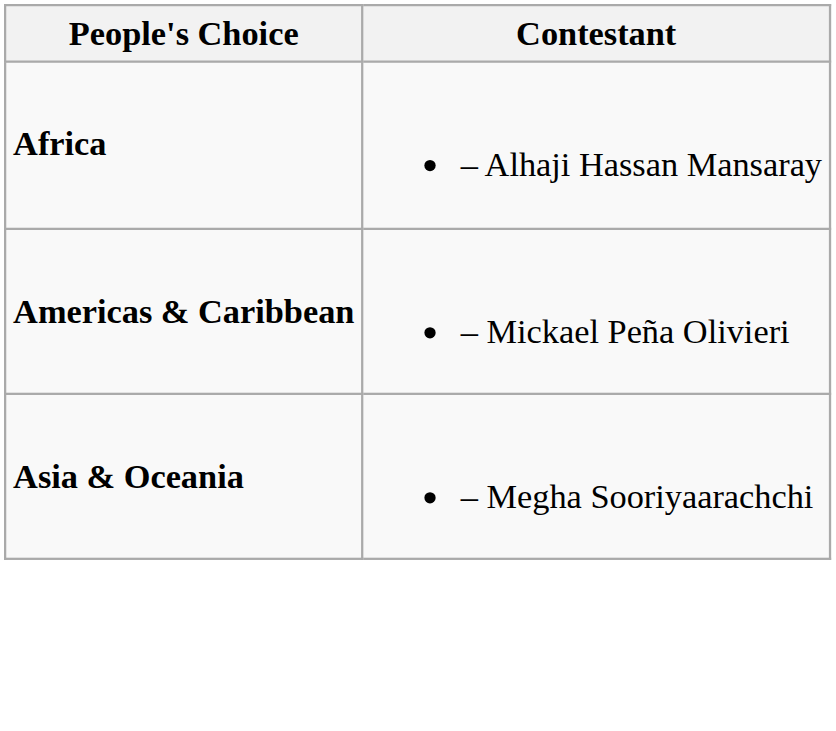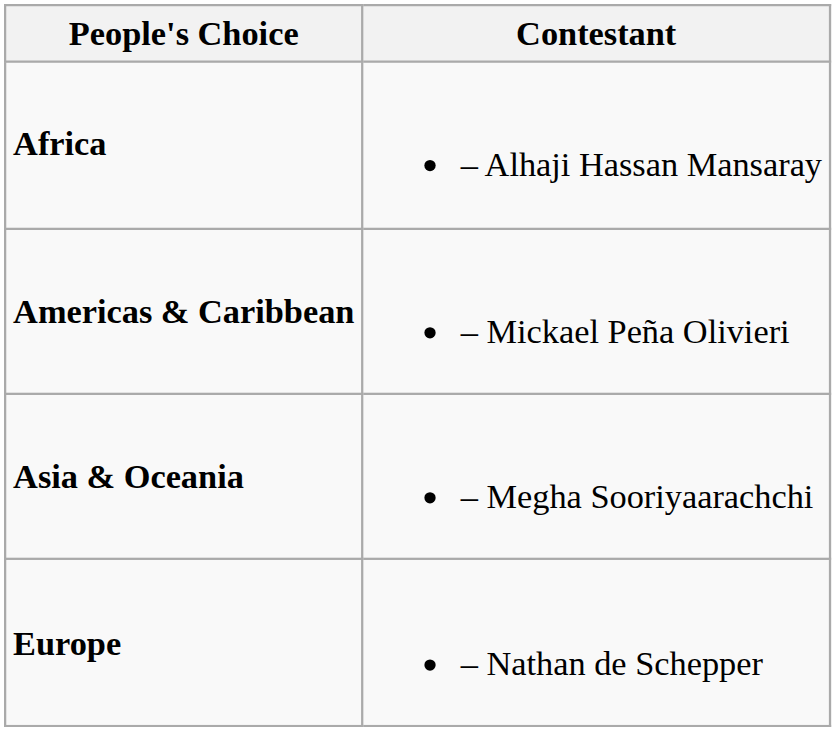+ row: (67, 642)
